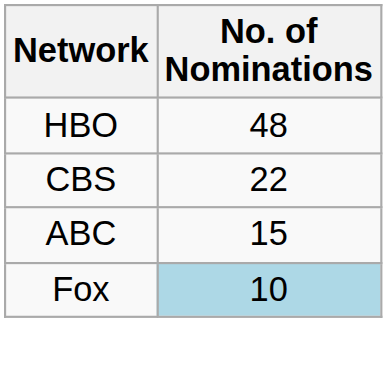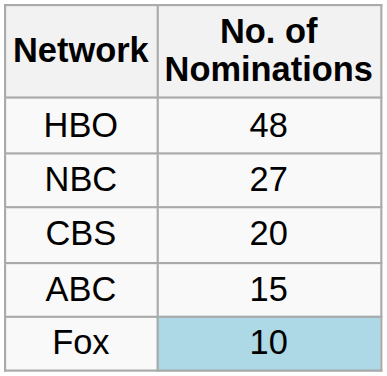+ row: (81, 179)
(269, 179) 22 -> (269, 234) 20
